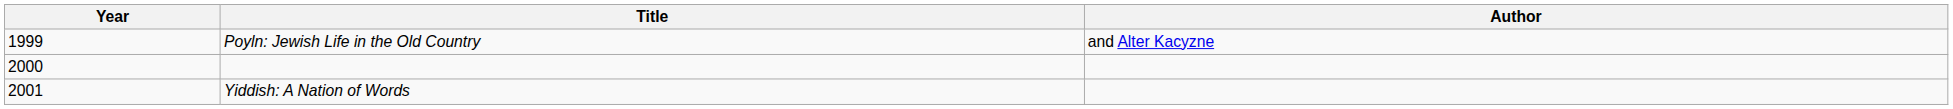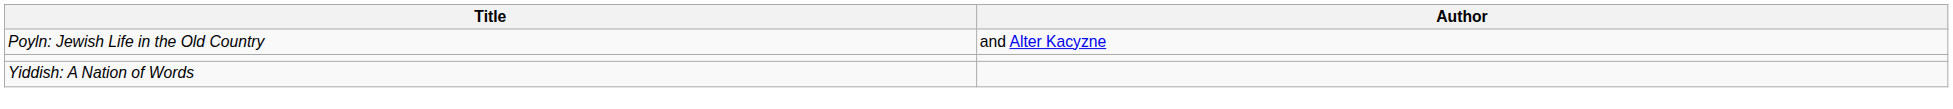- column: (112, 16)
